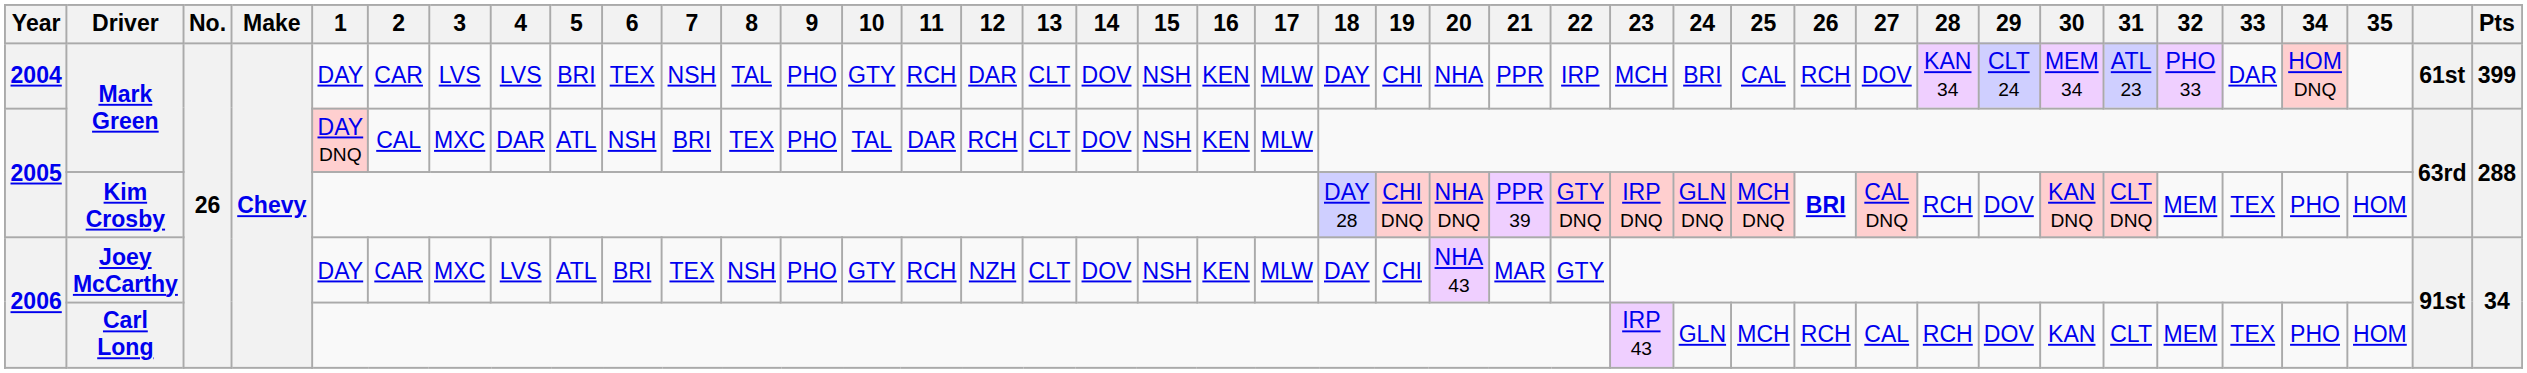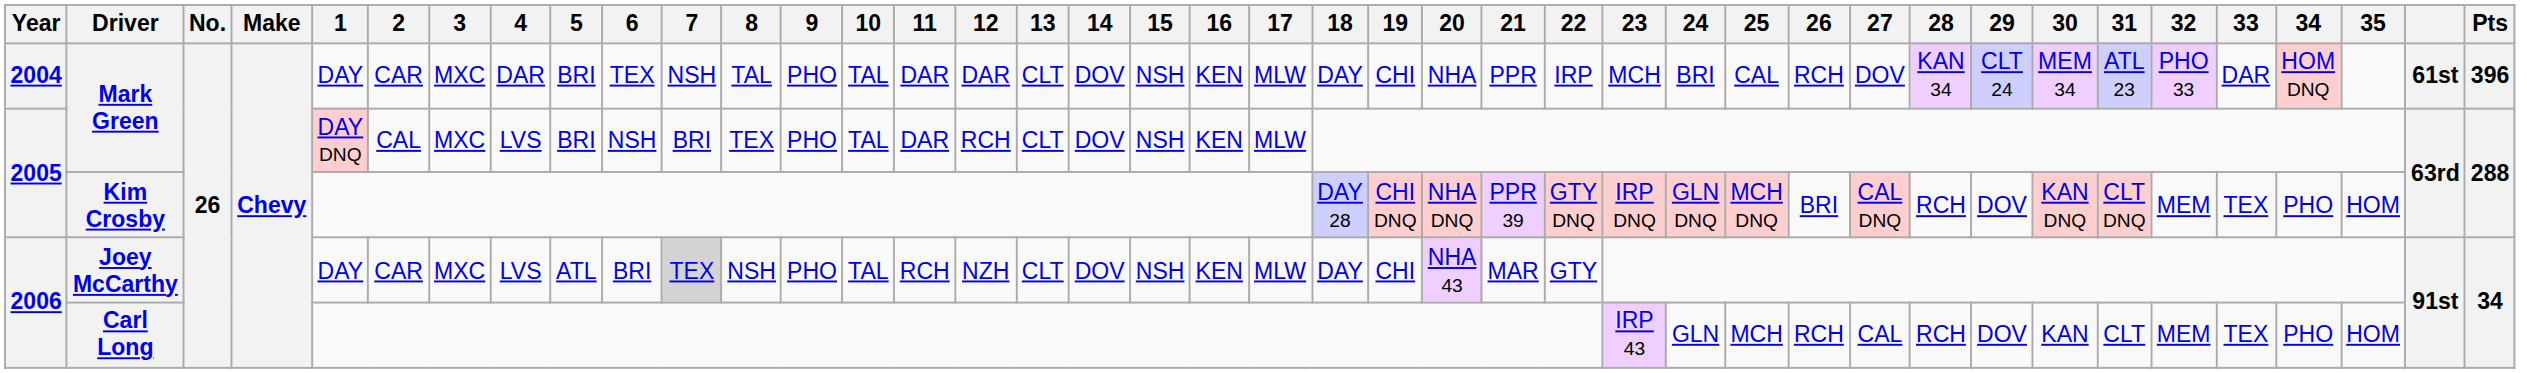(460, 75) LVS -> (460, 75) MXC
(521, 75) LVS -> (521, 75) DAR
(872, 75) GTY -> (868, 75) TAL
(932, 75) RCH -> (925, 75) DAR
(2497, 75) 399 -> (2490, 75) 396
(521, 140) DAR -> (521, 140) LVS
(576, 140) ATL -> (576, 140) BRI
(1826, 205) bold -> (1819, 205) normal
(692, 270) no background -> (692, 270) lightgrey background
(872, 270) GTY -> (868, 270) TAL
